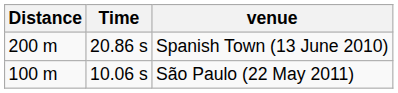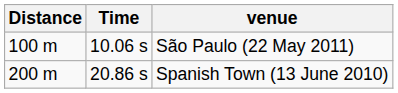rows swapped: (255, 74) <-> (272, 46)
